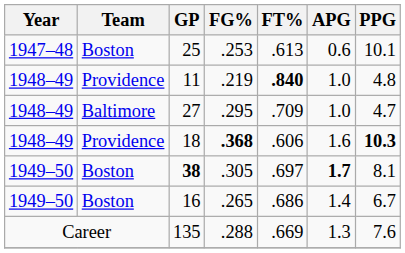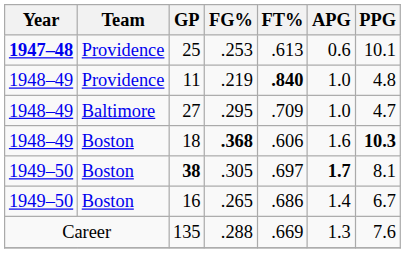(41, 50) normal -> (41, 50) bold
(108, 50) Boston -> (123, 50) Providence
(123, 141) Providence -> (108, 141) Boston
